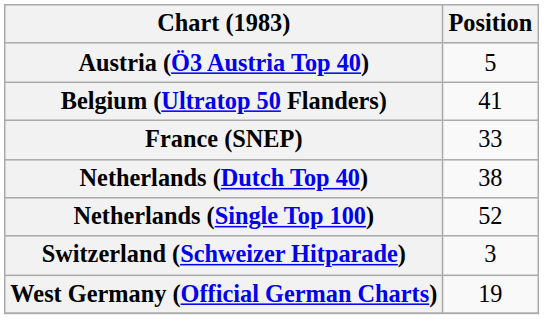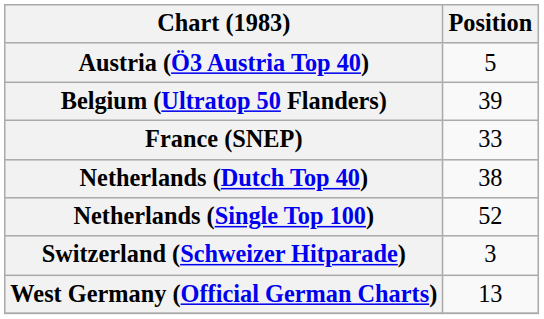(490, 100) 41 -> (490, 100) 39
(490, 293) 19 -> (490, 293) 13
